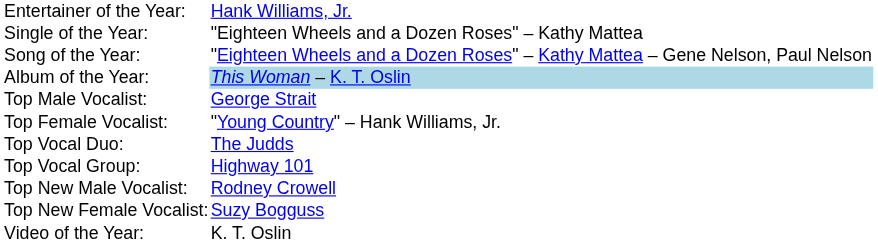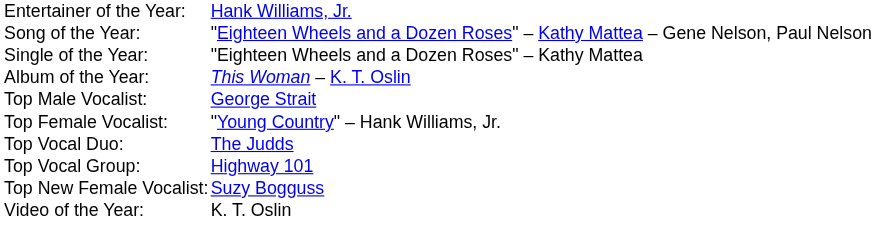rows swapped: (72, 55) <-> (76, 33)
(311, 77) lightblue background -> (311, 77) no background
- row: (96, 188)
